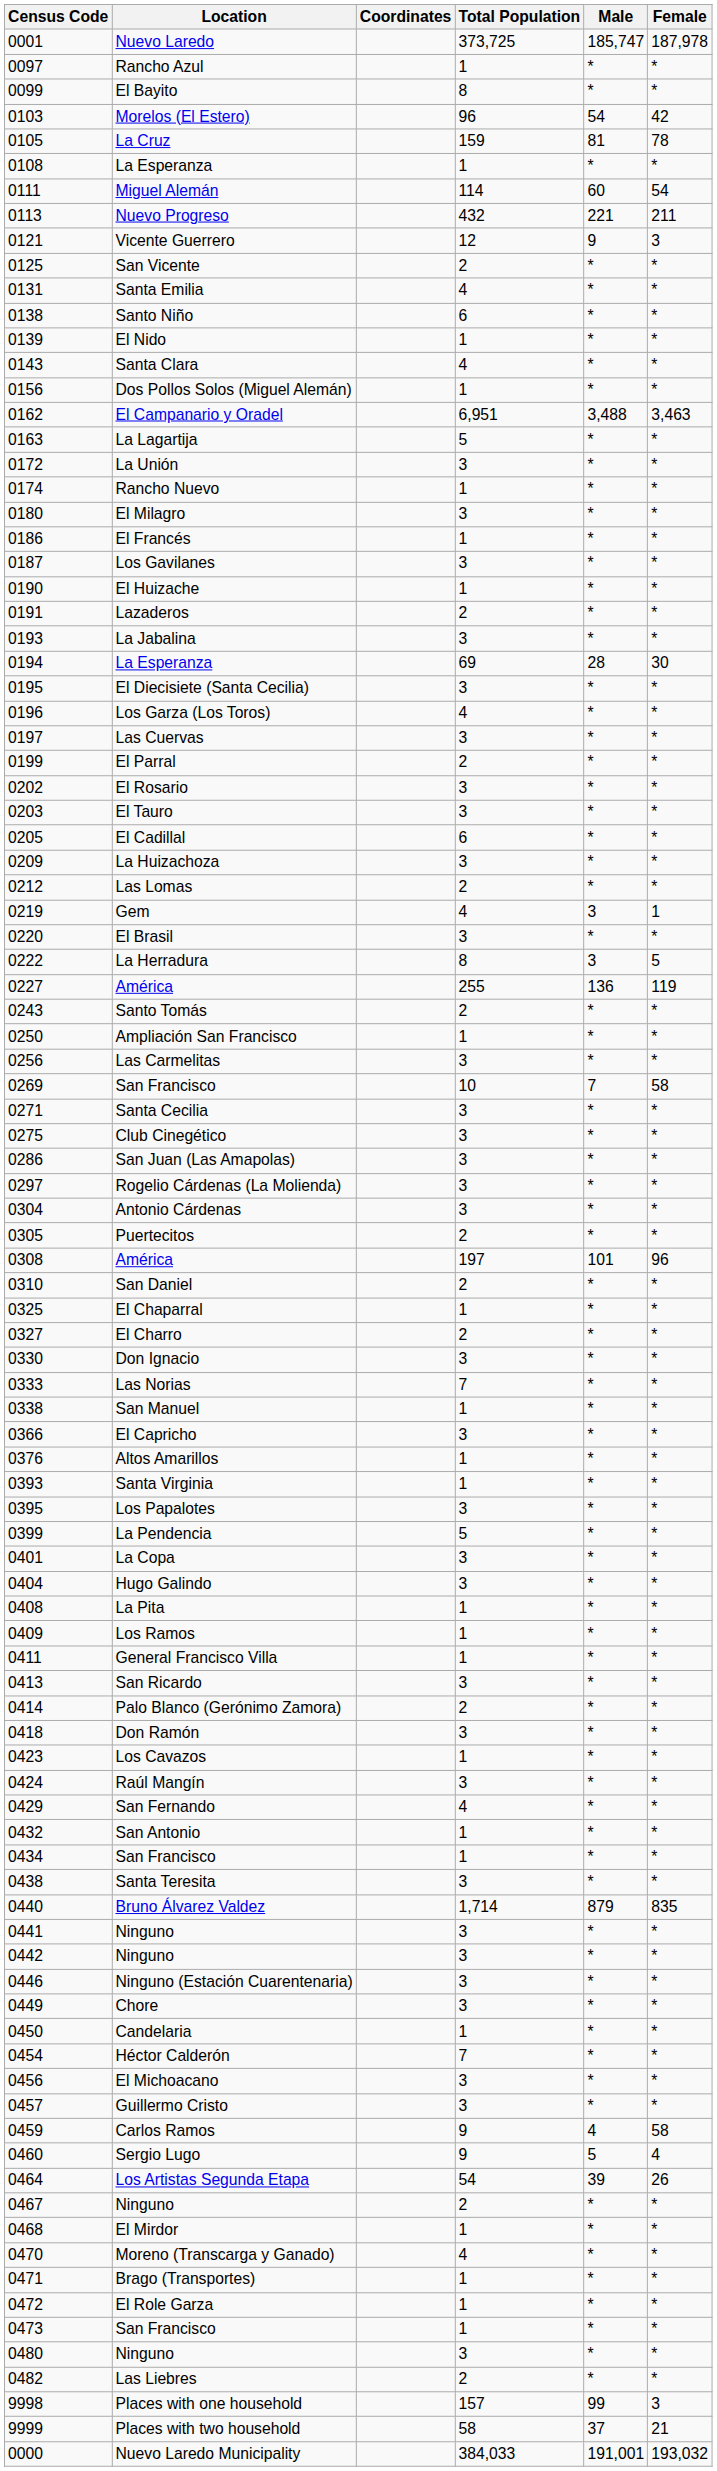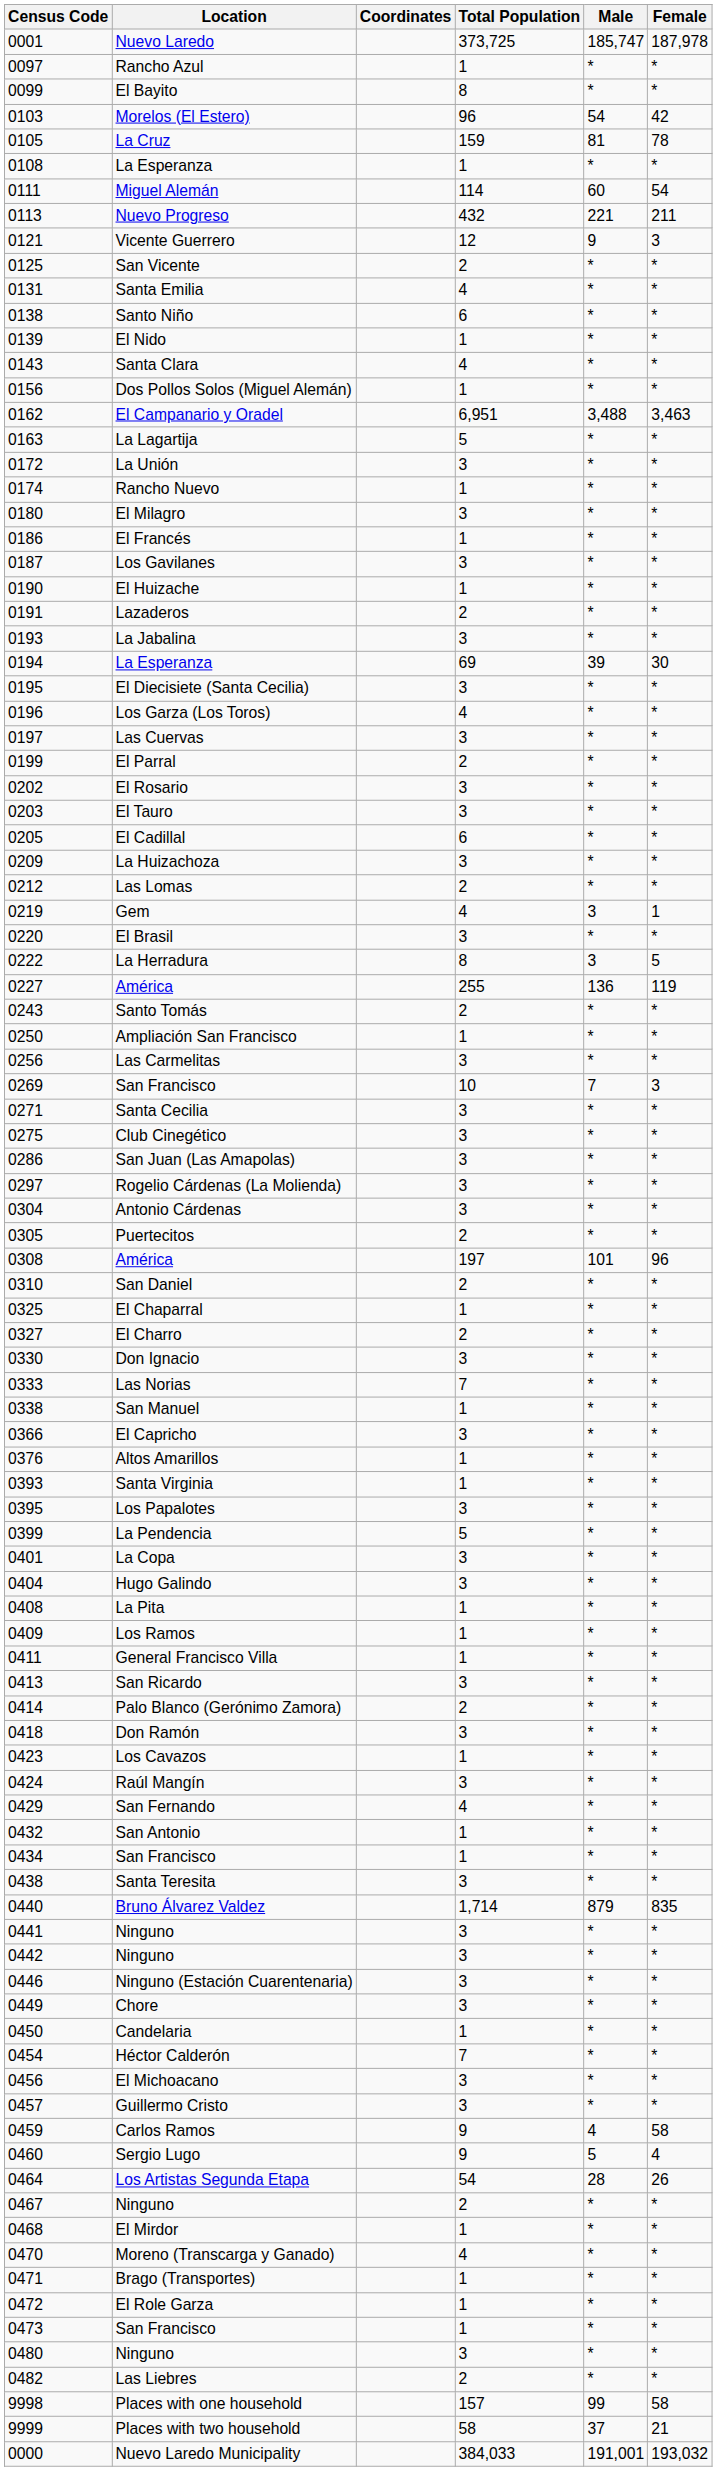(596, 663) 28 -> (596, 663) 39
(660, 1086) 58 -> (656, 1086) 3
(596, 2180) 39 -> (596, 2180) 28
(656, 2404) 3 -> (660, 2404) 58
